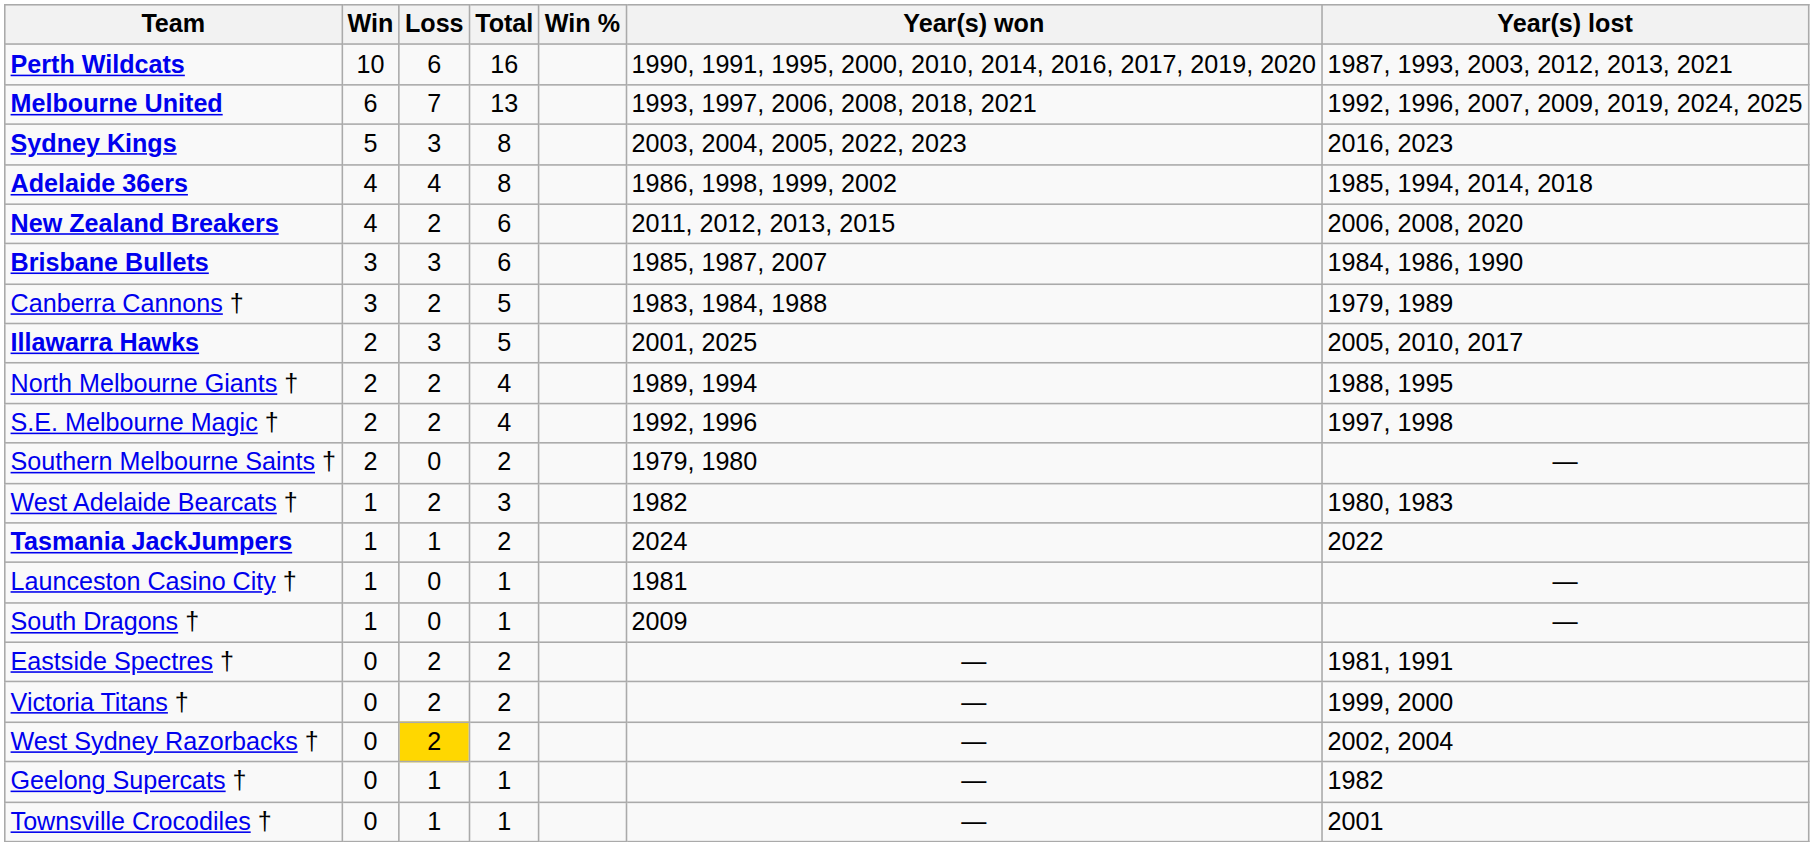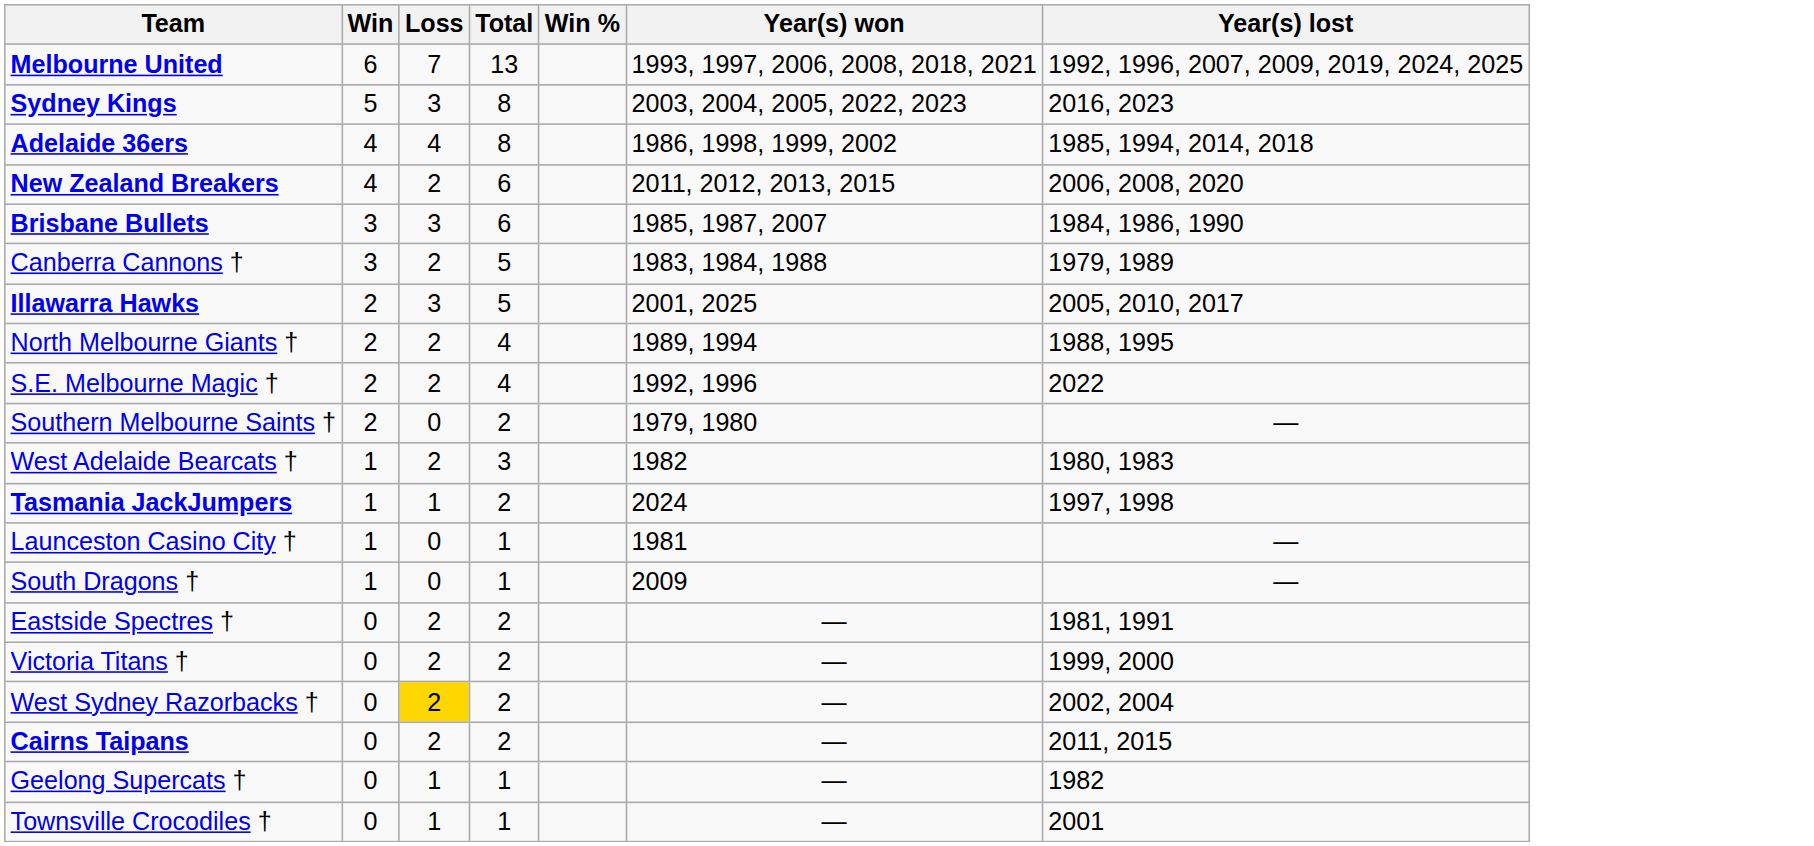- row: (98, 64)
(1390, 422) 1997, 1998 -> (1076, 382) 2022
(1356, 542) 2022 -> (1111, 502) 1997, 1998
+ row: (100, 741)
